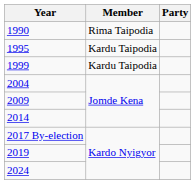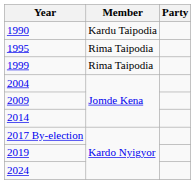(121, 30) Rima Taipodia -> (123, 30) Kardu Taipodia
(123, 48) Kardu Taipodia -> (121, 48) Rima Taipodia
(123, 65) Kardu Taipodia -> (121, 65) Rima Taipodia
